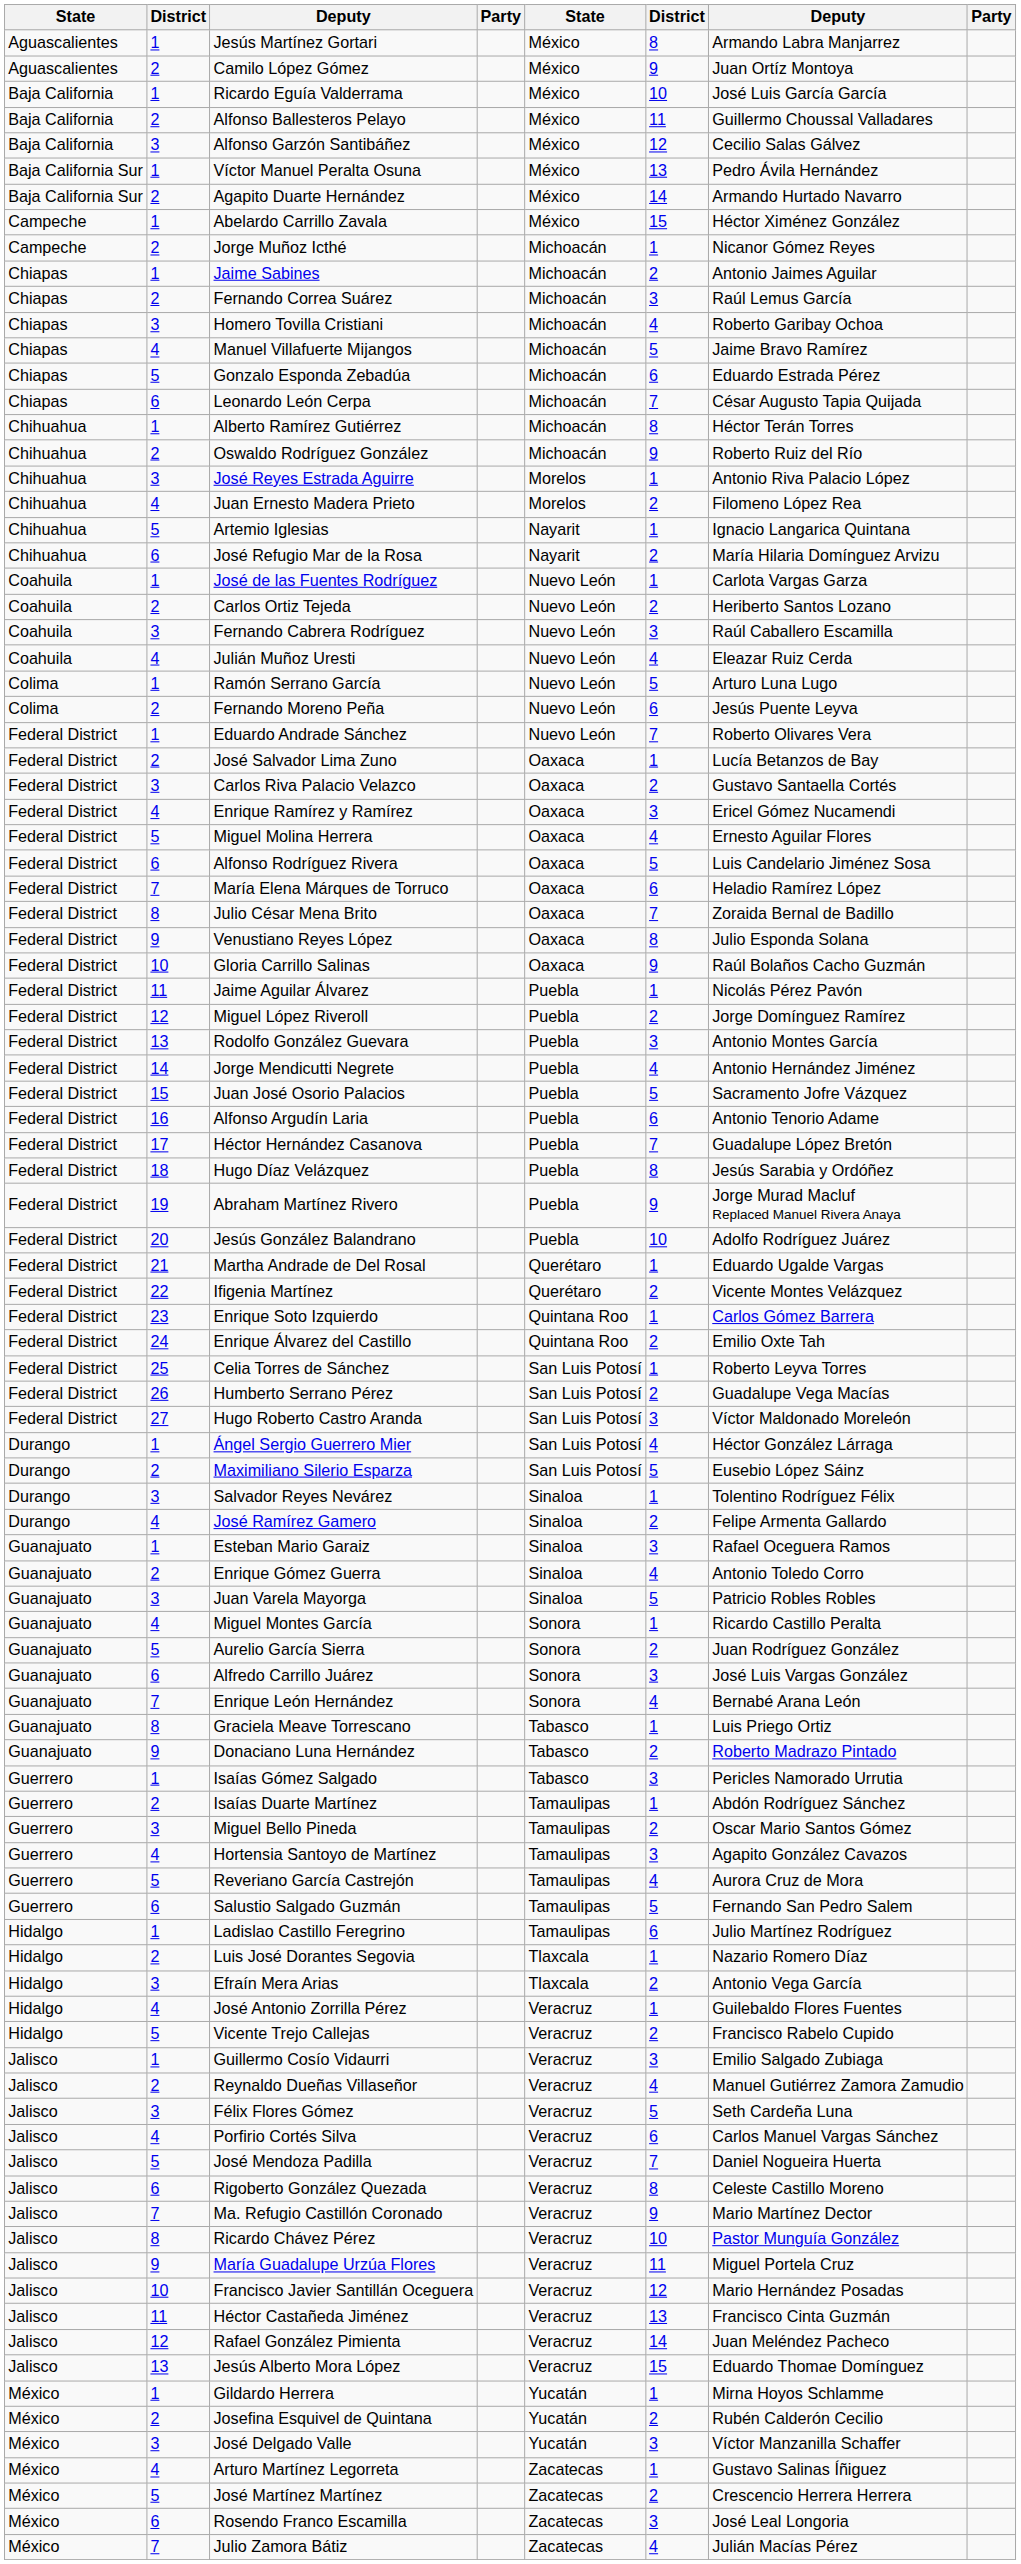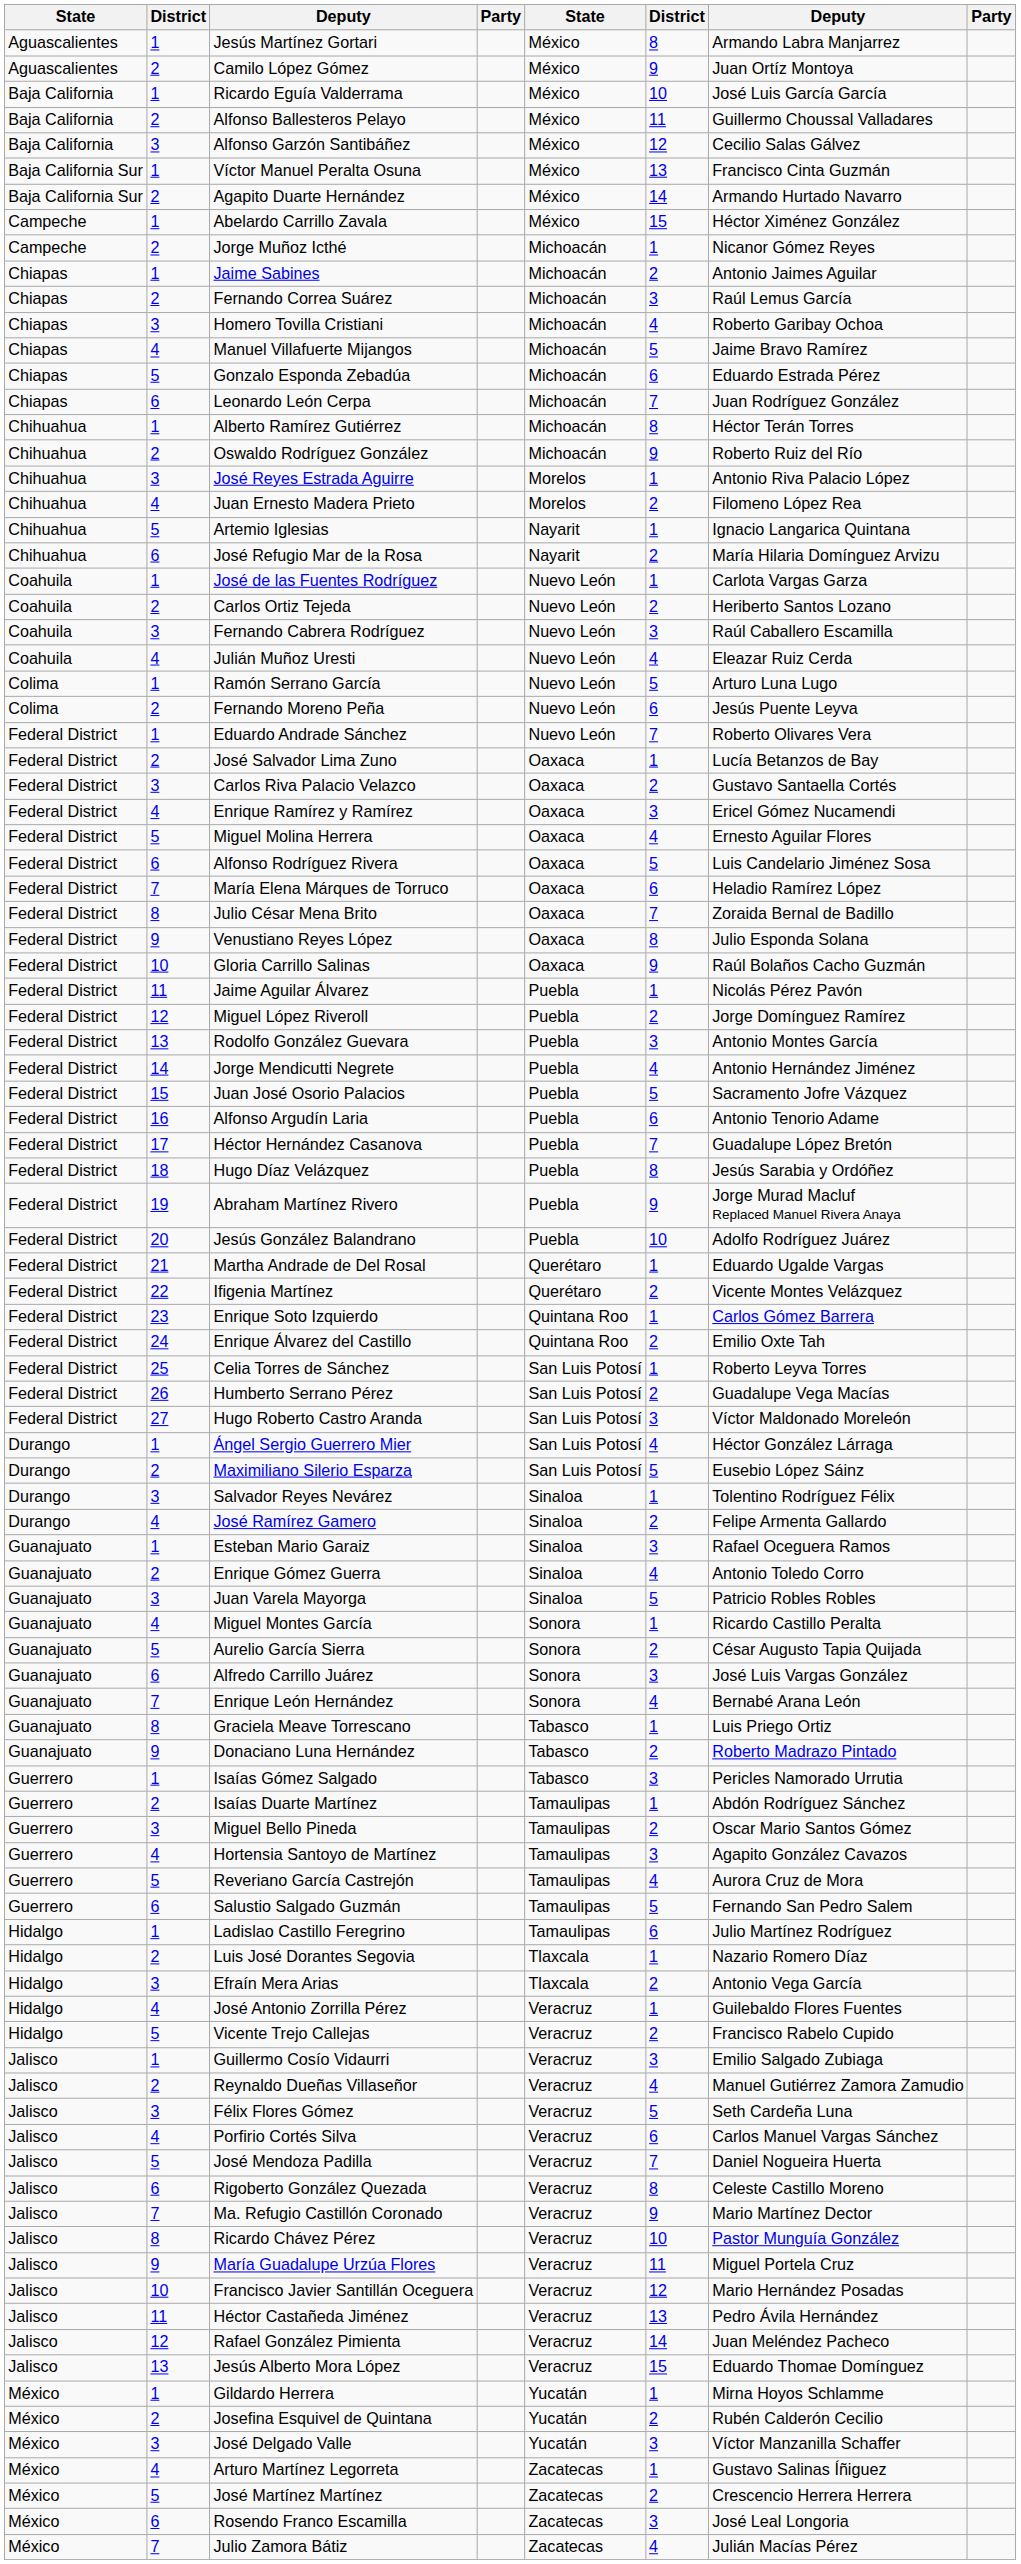(795, 171) Pedro Ávila Hernández -> (801, 171) Francisco Cinta Guzmán
(817, 401) César Augusto Tapia Quijada -> (806, 401) Juan Rodríguez González
(806, 1650) Juan Rodríguez González -> (817, 1650) César Augusto Tapia Quijada
(801, 2316) Francisco Cinta Guzmán -> (795, 2316) Pedro Ávila Hernández
